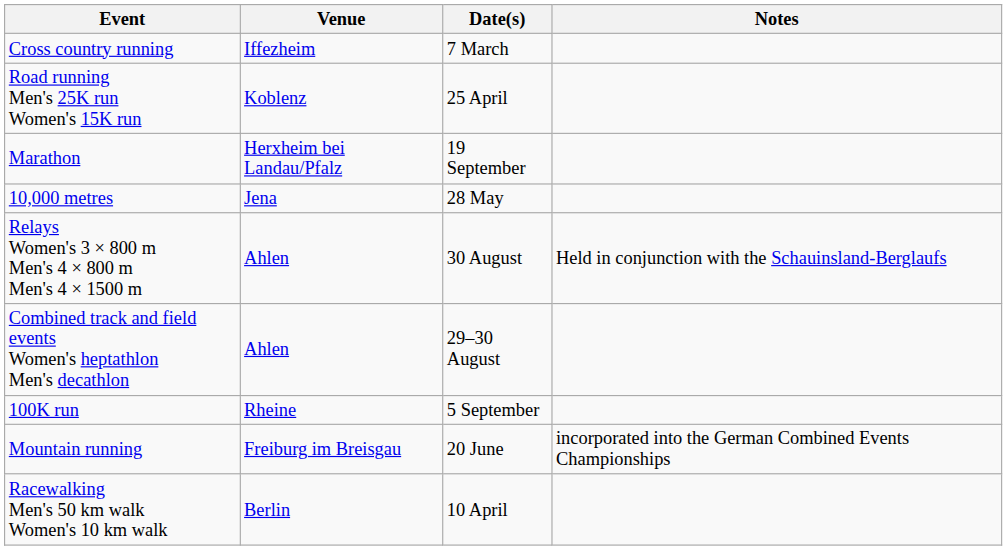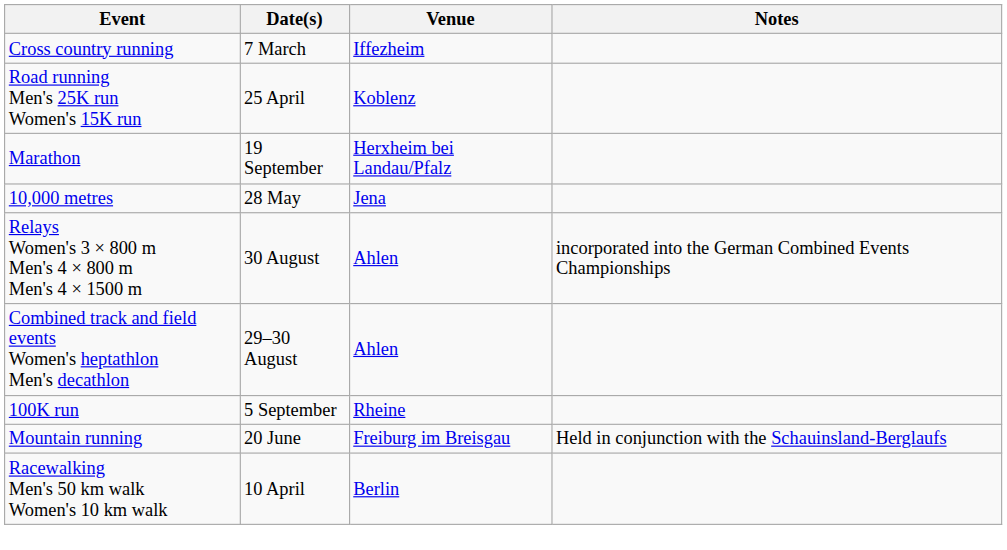columns swapped: (341, 19) <-> (497, 19)
(751, 258) Held in conjunction with the Schauinsland-Berglaufs -> (733, 258) incorporated into the German Combined Events Championships
(733, 449) incorporated into the German Combined Events Championships -> (751, 438) Held in conjunction with the Schauinsland-Berglaufs
